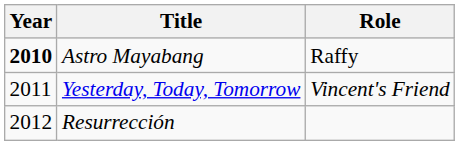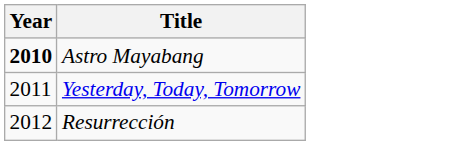- column: (380, 21)
